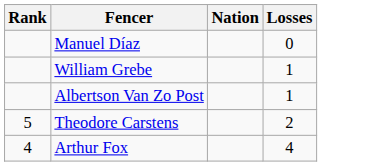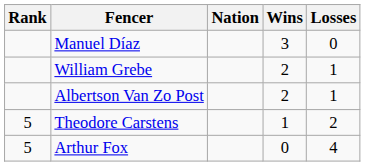+ column: (285, 17)
(28, 148) 4 -> (28, 148) 5
